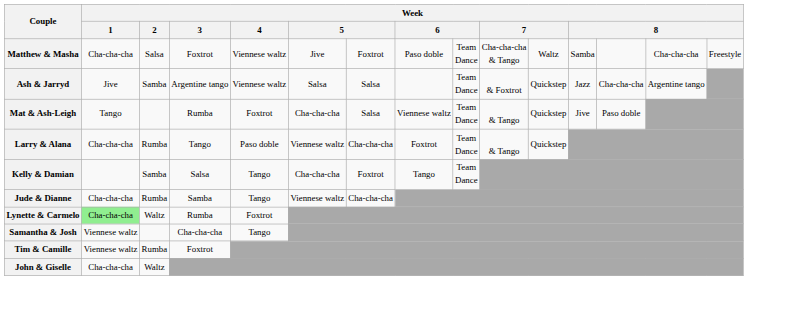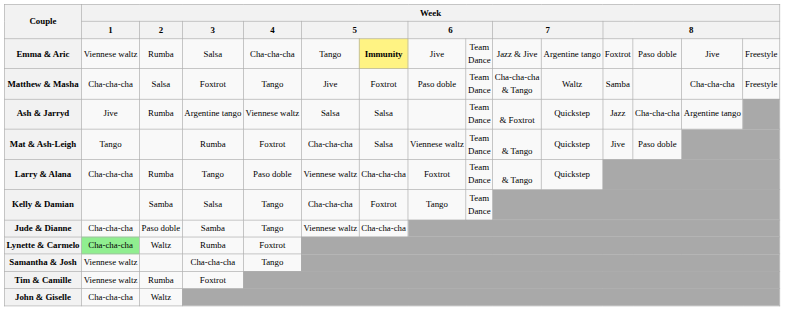+ row: (43, 53)
(259, 53) Viennese waltz -> (272, 83) Tango
(154, 83) Samba -> (161, 113) Rumba
(154, 197) Rumba -> (161, 228) Paso doble
